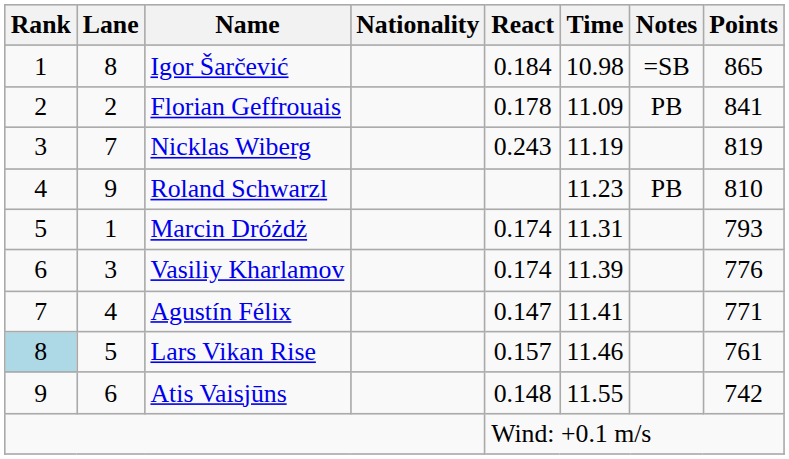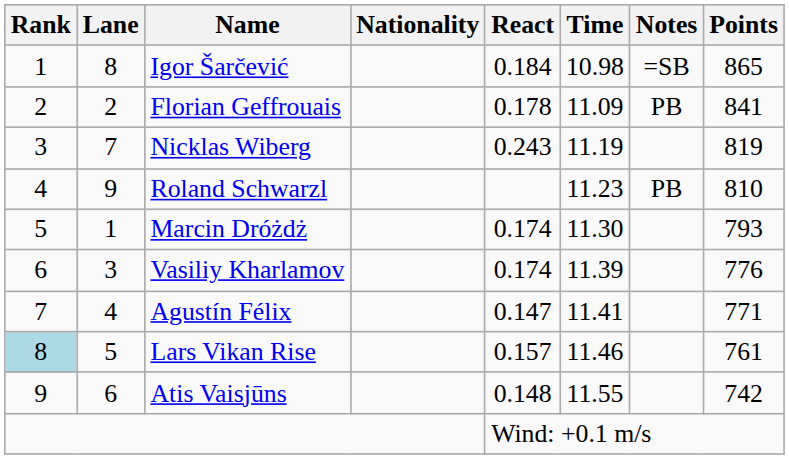(595, 229) 11.31 -> (595, 229) 11.30
